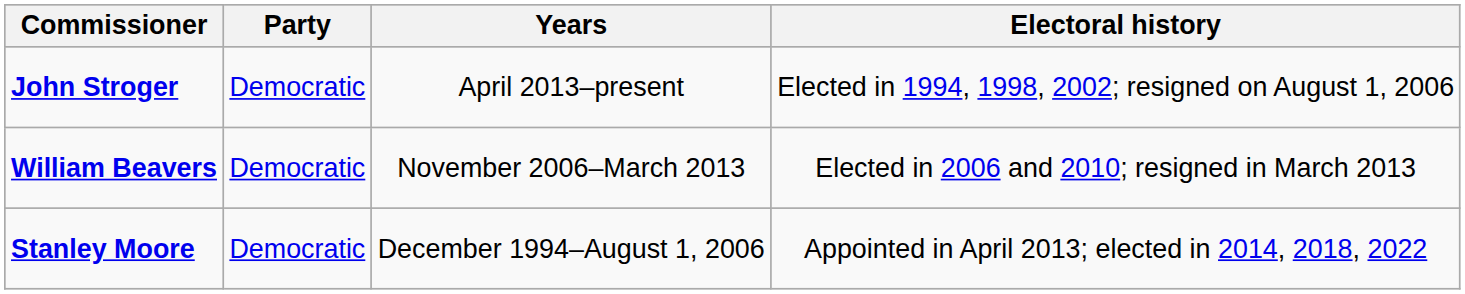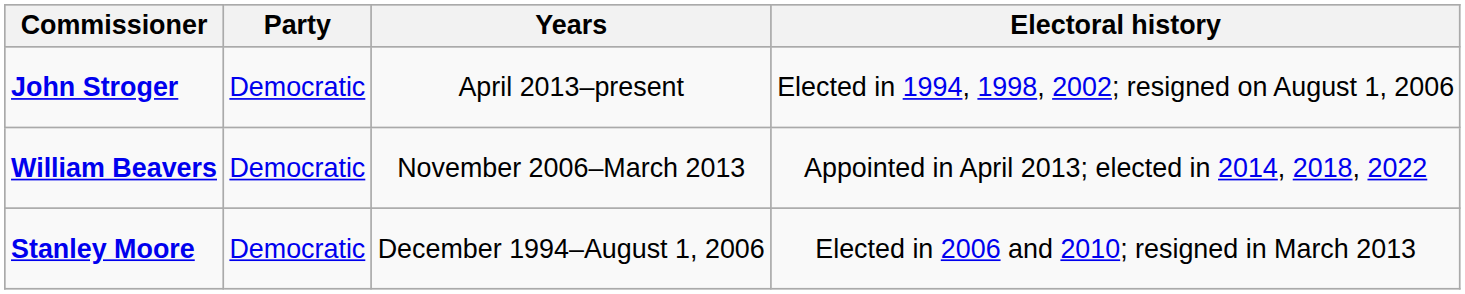(1116, 168) Elected in 2006 and 2010; resigned in March 2013 -> (1116, 168) Appointed in April 2013; elected in 2014, 2018, 2022
(1116, 248) Appointed in April 2013; elected in 2014, 2018, 2022 -> (1116, 248) Elected in 2006 and 2010; resigned in March 2013
